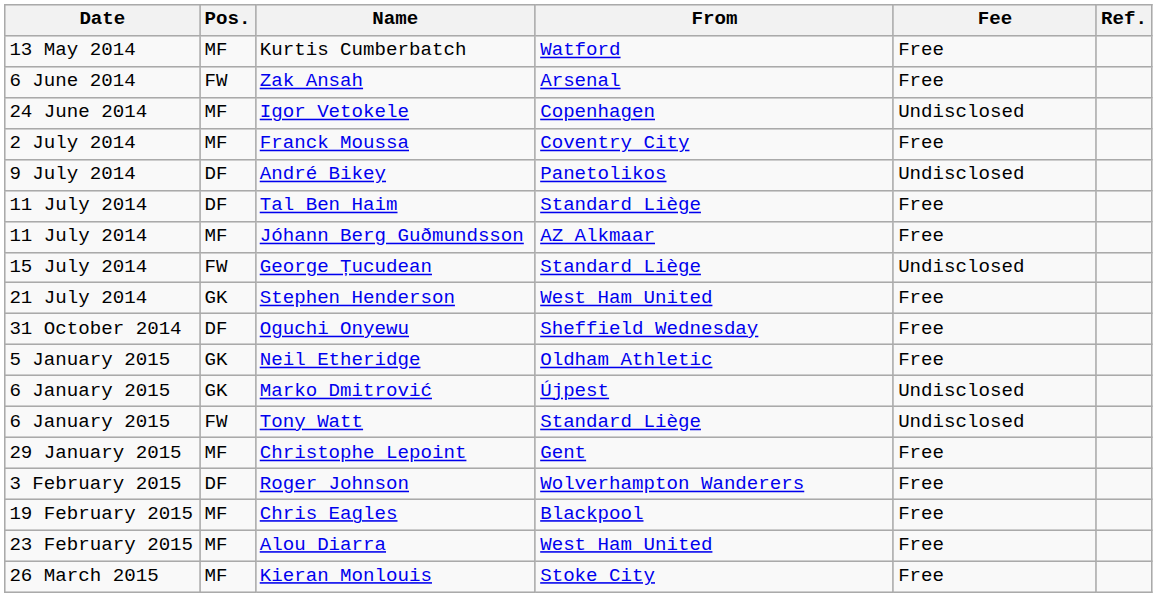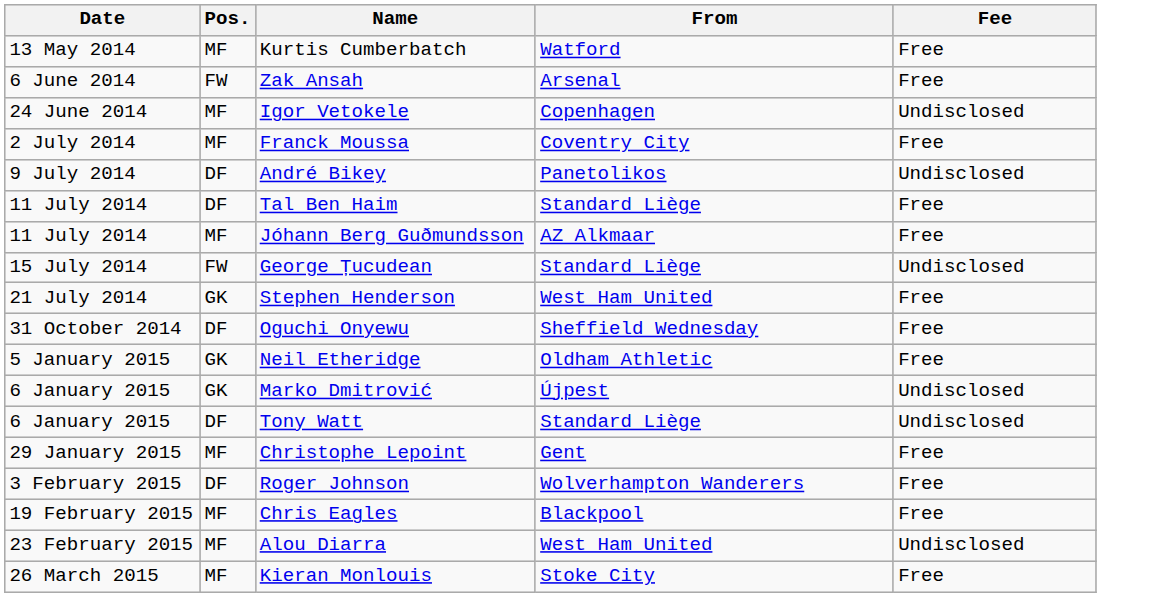- column: (1124, 21)
(216, 422) FW -> (216, 422) DF
(921, 546) Free -> (961, 546) Undisclosed
